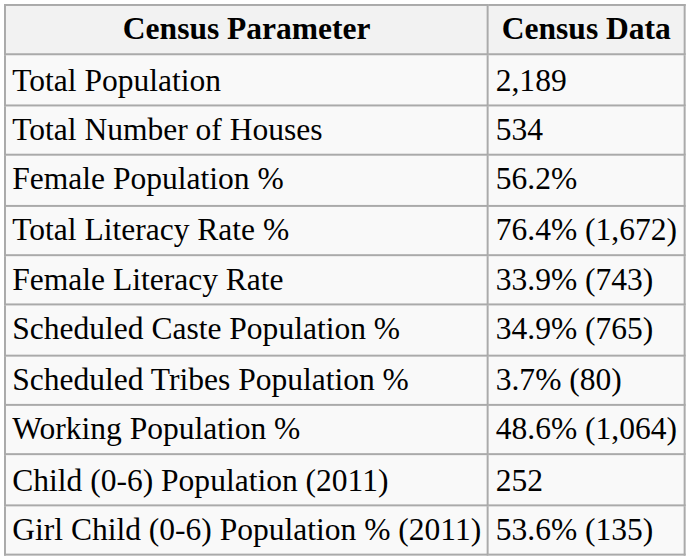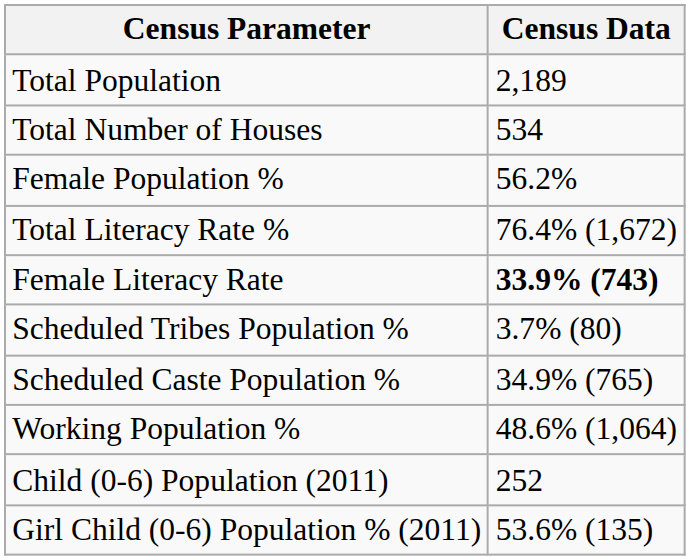(575, 279) normal -> (577, 279) bold
rows swapped: (211, 379) <-> (206, 329)
